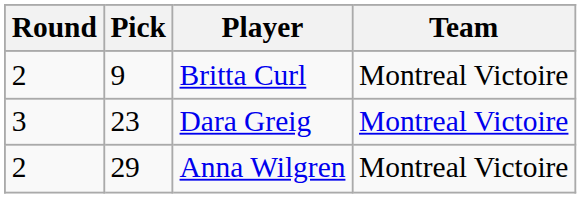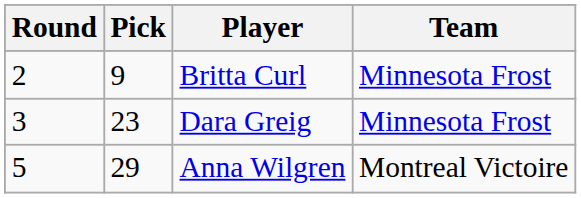(464, 74) Montreal Victoire -> (455, 74) Minnesota Frost
(464, 121) Montreal Victoire -> (455, 121) Minnesota Frost
(19, 167) 2 -> (19, 167) 5
